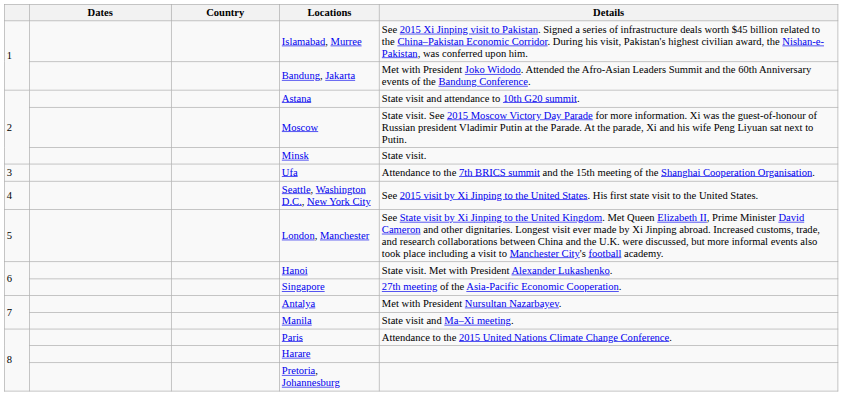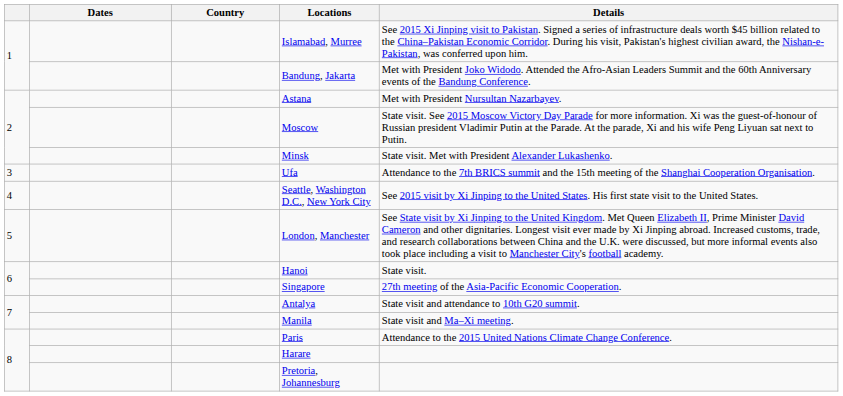(481, 98) State visit and attendance to 10th G20 summit. -> (472, 98) Met with President Nursultan Nazarbayev.
(404, 156) State visit. -> (497, 156) State visit. Met with President Alexander Lukashenko.
(497, 270) State visit. Met with President Alexander Lukashenko. -> (404, 270) State visit.
(472, 304) Met with President Nursultan Nazarbayev. -> (481, 304) State visit and attendance to 10th G20 summit.
